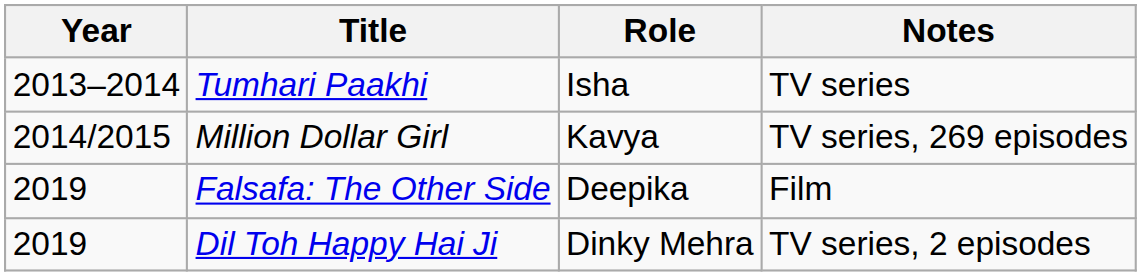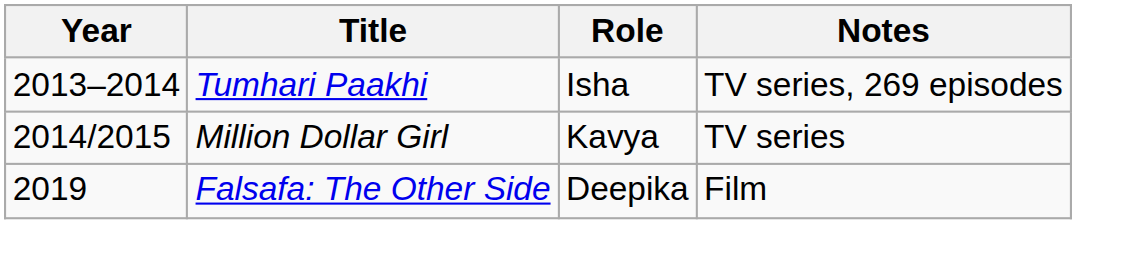(840, 84) TV series -> (883, 84) TV series, 269 episodes
(948, 137) TV series, 269 episodes -> (775, 137) TV series
- row: (346, 243)
